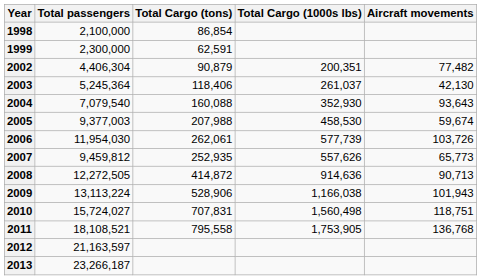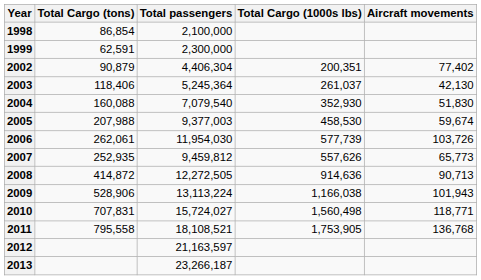columns swapped: (84, 13) <-> (184, 13)
(456, 67) 77,482 -> (456, 67) 77,402
(456, 103) 93,643 -> (456, 103) 51,830
(453, 211) 118,751 -> (453, 211) 118,771
